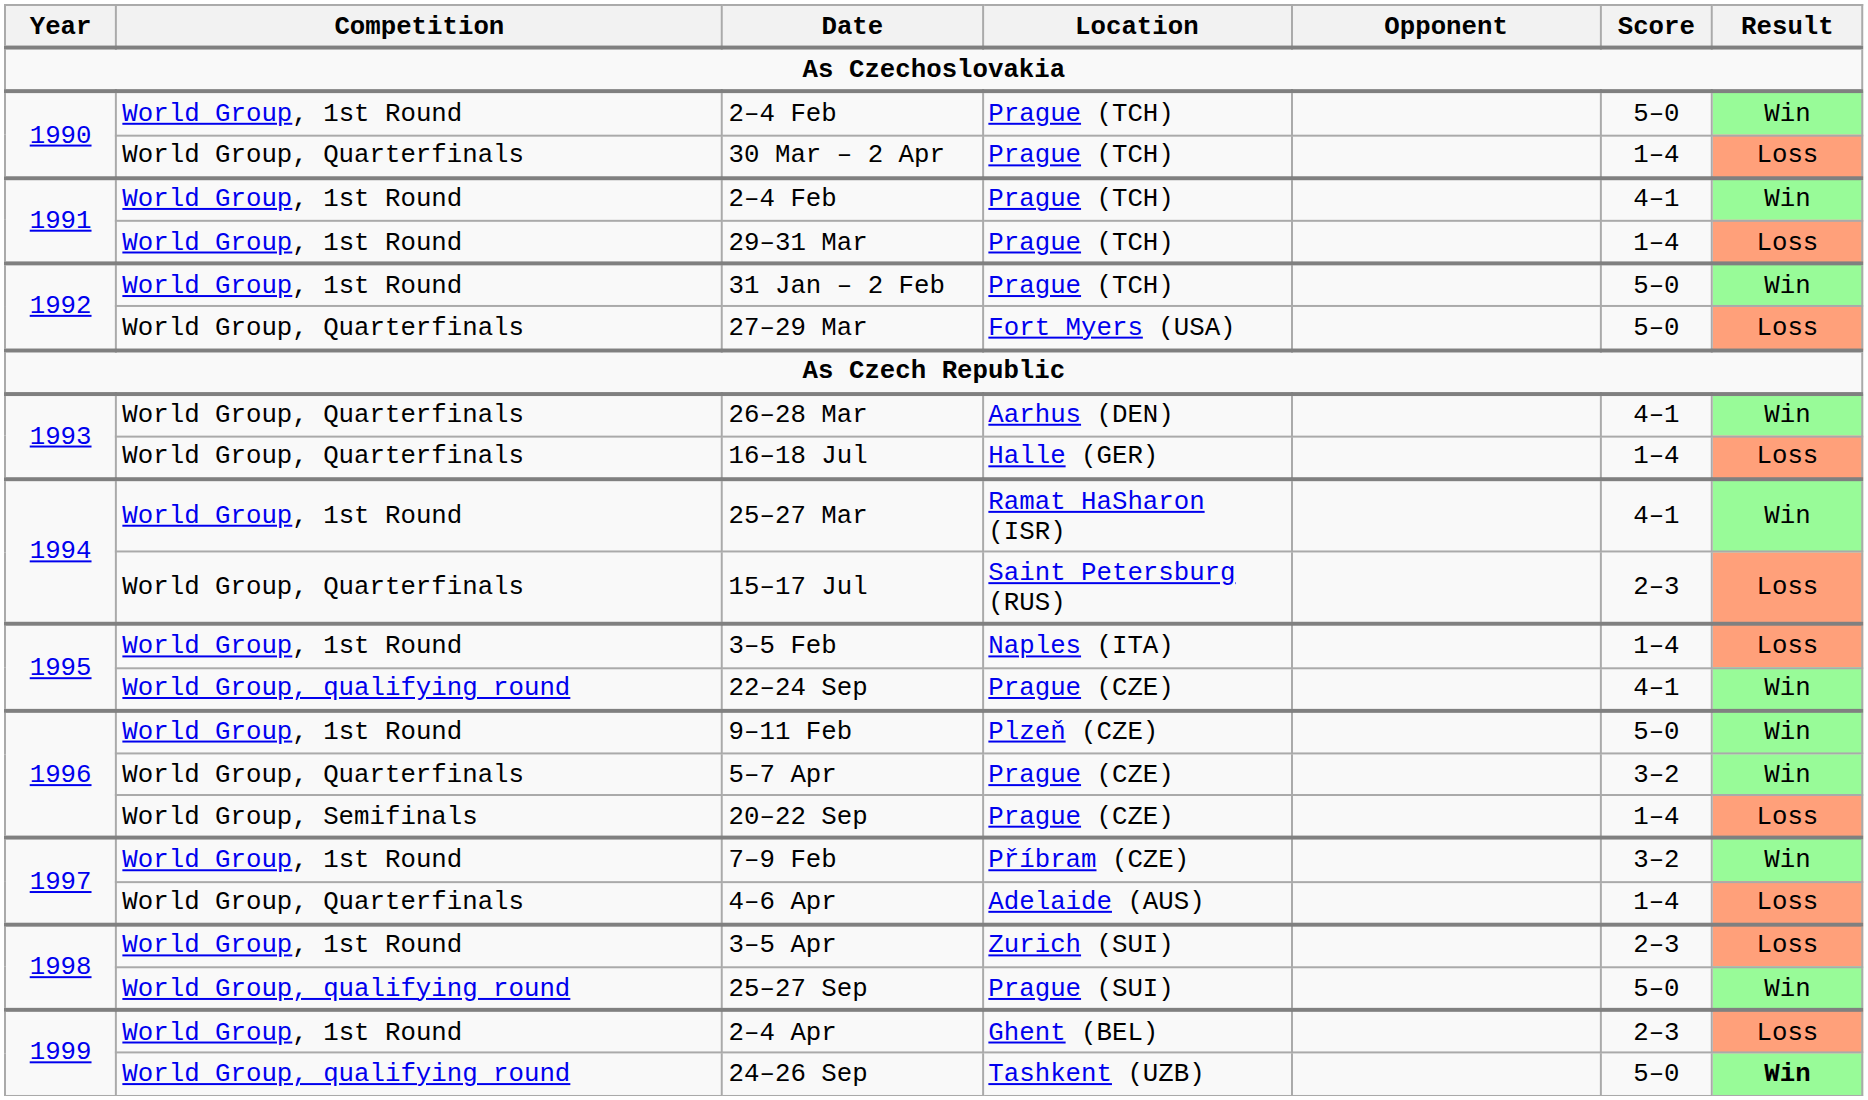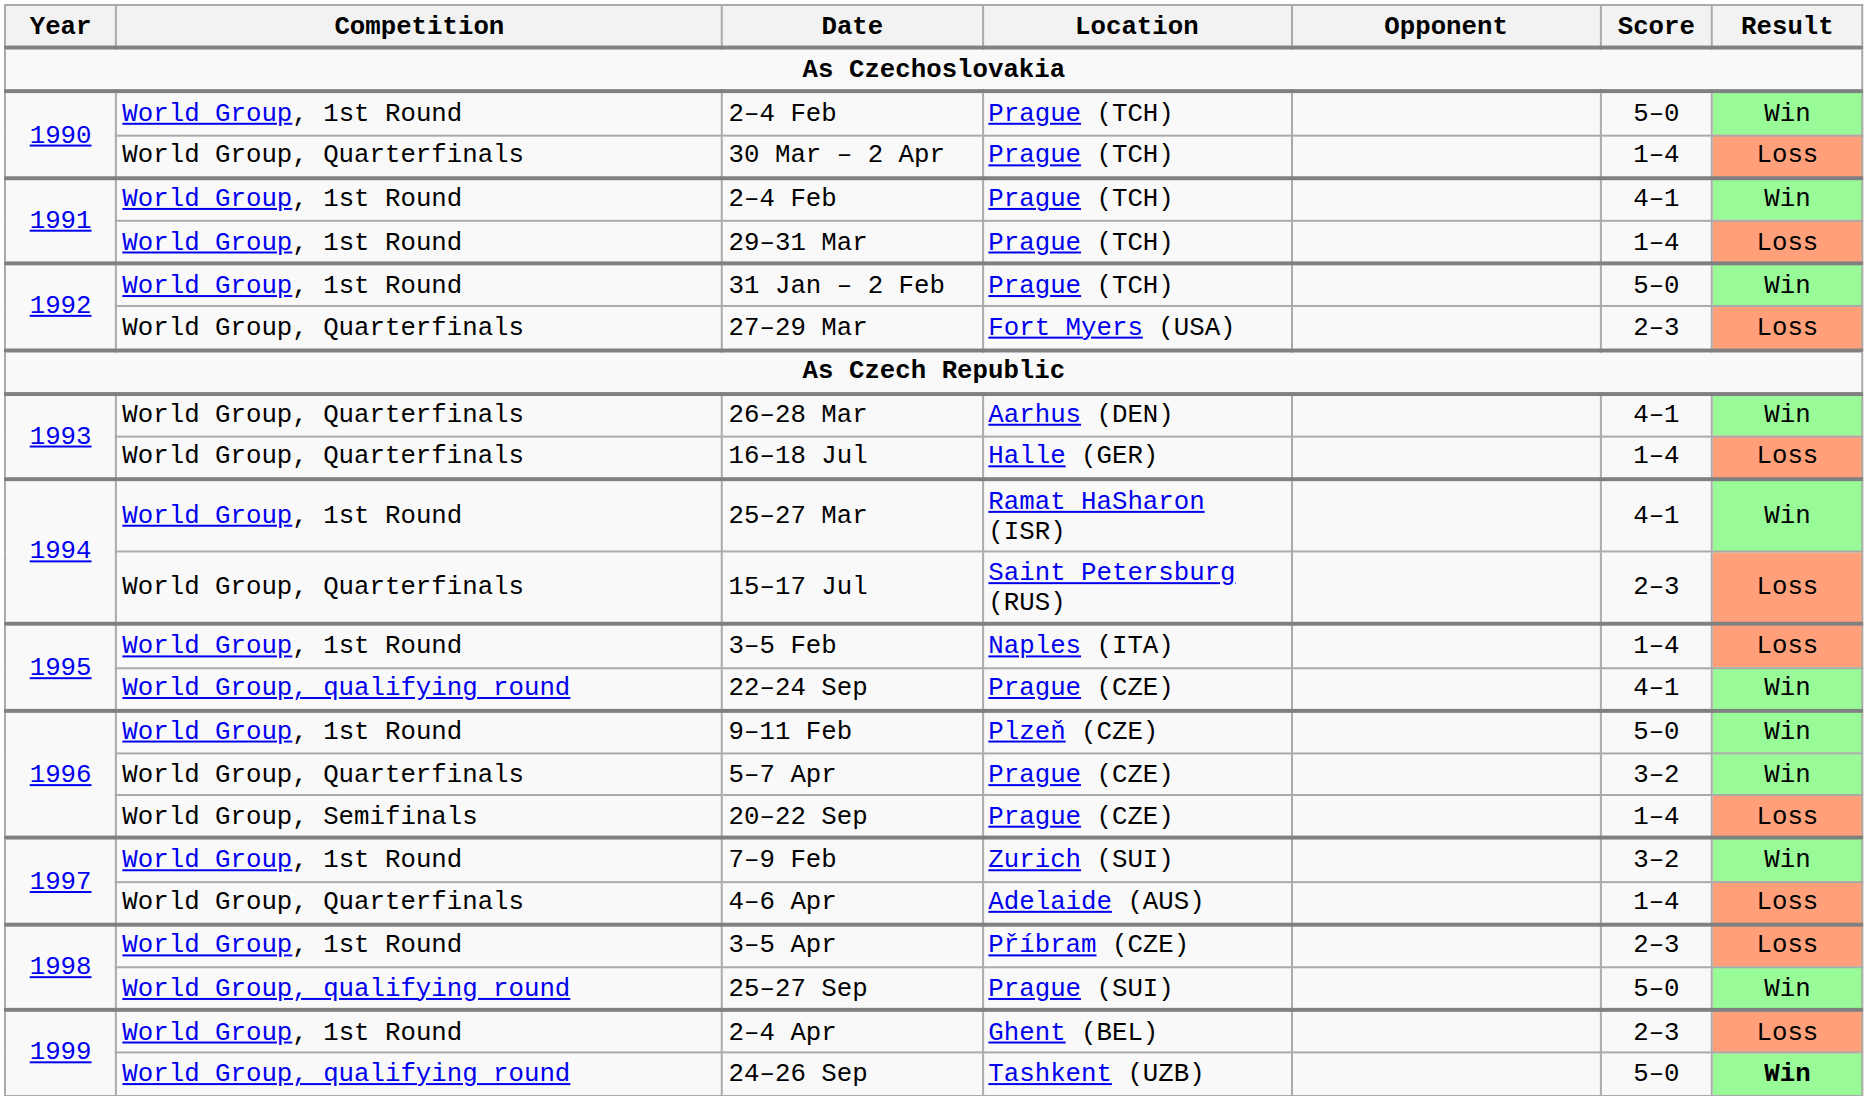(1656, 328) 5–0 -> (1656, 328) 2–3
(1089, 860) Příbram (CZE) -> (1081, 860) Zurich (SUI)
(1081, 946) Zurich (SUI) -> (1089, 946) Příbram (CZE)
